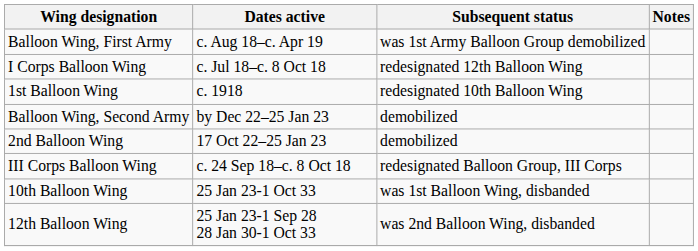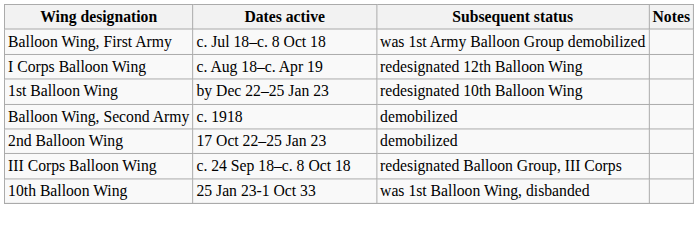(260, 41) c. Aug 18–c. Apr 19 -> (261, 41) c. Jul 18–c. 8 Oct 18
(261, 66) c. Jul 18–c. 8 Oct 18 -> (260, 66) c. Aug 18–c. Apr 19
(220, 91) c. 1918 -> (263, 91) by Dec 22–25 Jan 23
(263, 116) by Dec 22–25 Jan 23 -> (220, 116) c. 1918
- row: (68, 224)
